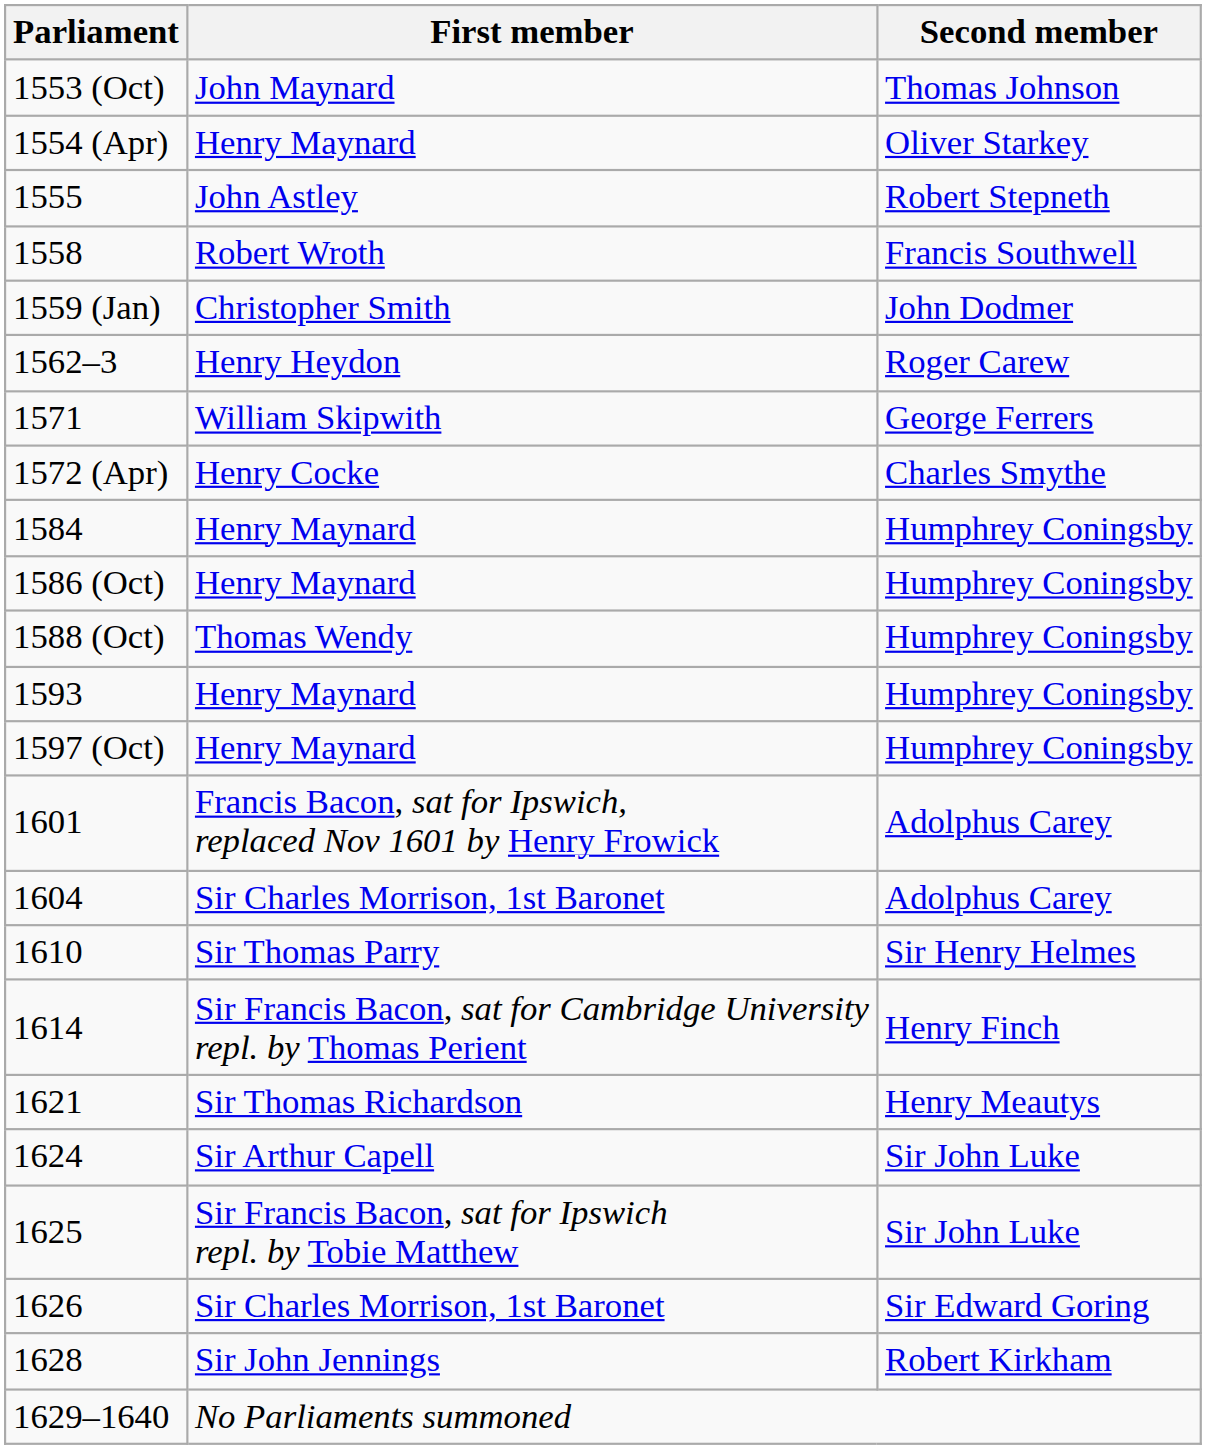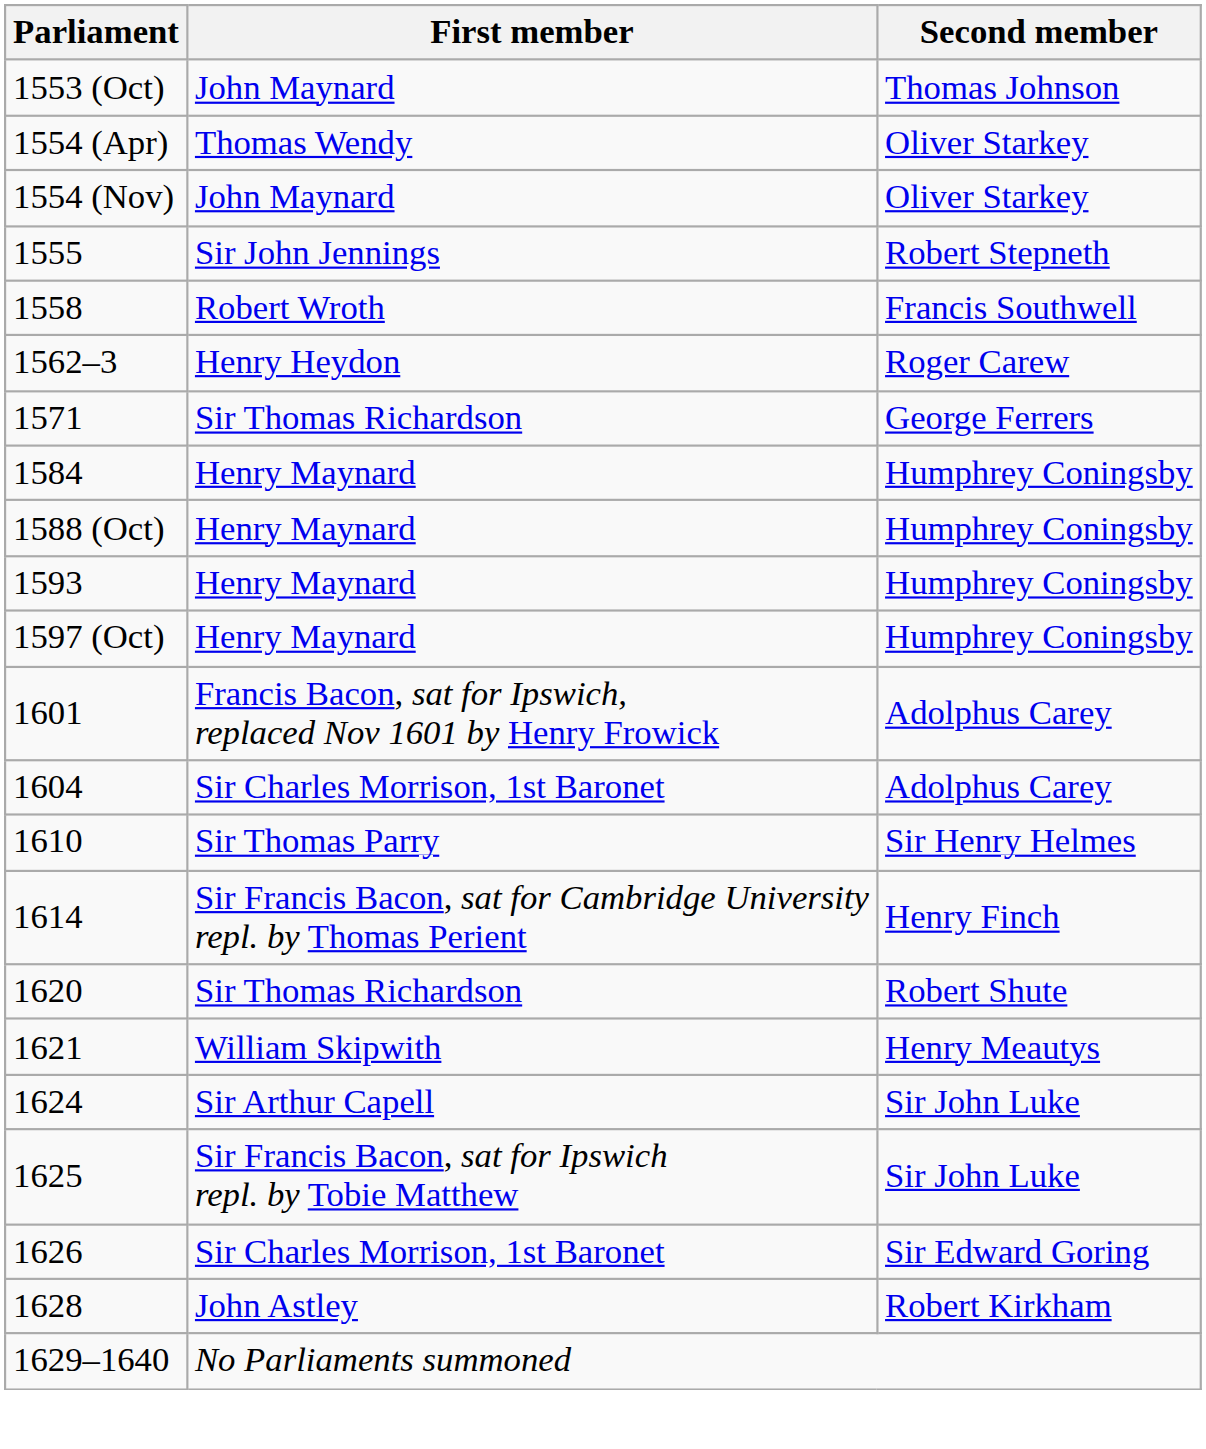(305, 142) Henry Maynard -> (304, 142) Thomas Wendy
+ row: (94, 197)
(276, 197) John Astley -> (317, 252) Sir John Jennings
- row: (87, 307)
(318, 417) William Skipwith -> (359, 417) Sir Thomas Richardson
- row: (91, 472)
- row: (89, 582)
(304, 637) Thomas Wendy -> (305, 527) Henry Maynard
+ row: (48, 991)
(359, 1101) Sir Thomas Richardson -> (318, 1046) William Skipwith
(317, 1360) Sir John Jennings -> (276, 1305) John Astley
